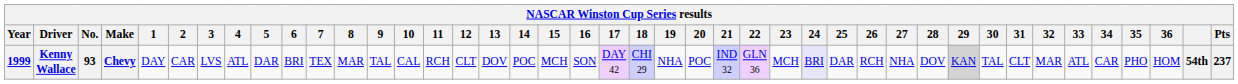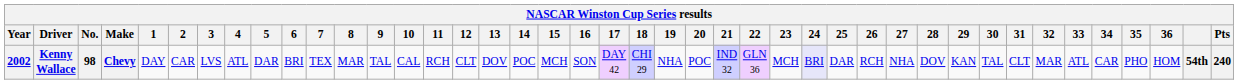(19, 62) 1999 -> (19, 62) 2002
(90, 62) 93 -> (90, 62) 98
(964, 62) lightgrey background -> (964, 62) no background
(1222, 62) 237 -> (1222, 62) 240
